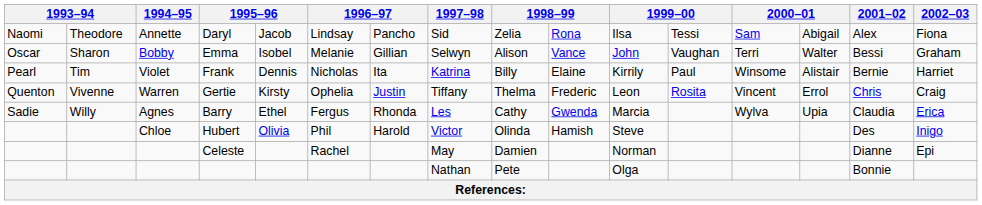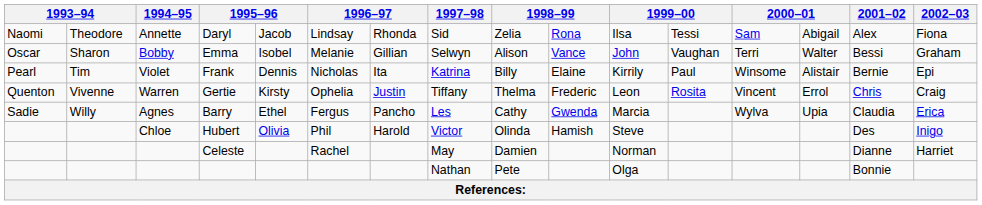(394, 33) Pancho -> (395, 33) Rhonda
(935, 72) Harriet -> (925, 72) Epi
(395, 111) Rhonda -> (394, 111) Pancho
(925, 151) Epi -> (935, 151) Harriet
